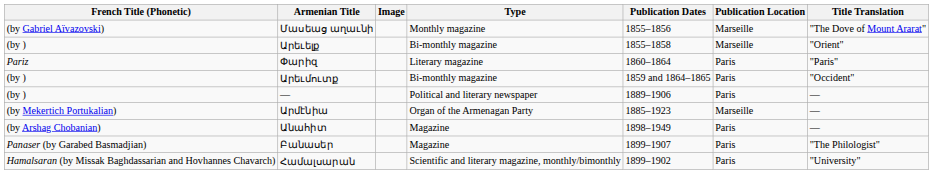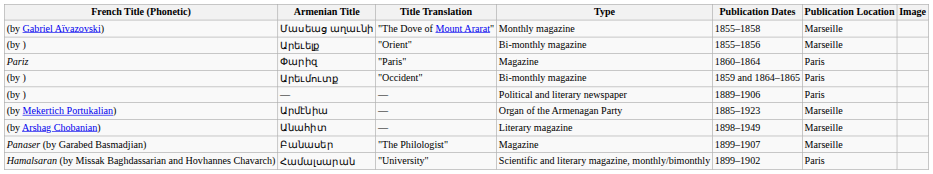columns swapped: (868, 12) <-> (391, 12)
(648, 28) 1855–1856 -> (738, 28) 1855–1858
(648, 45) 1855–1858 -> (738, 45) 1855–1856
(446, 62) Literary magazine -> (519, 62) Magazine
(429, 127) Magazine -> (536, 127) Literary magazine
(725, 127) Paris -> (824, 127) Marseille
(725, 144) Paris -> (824, 144) Marseille
